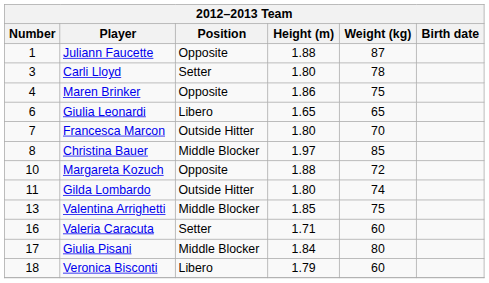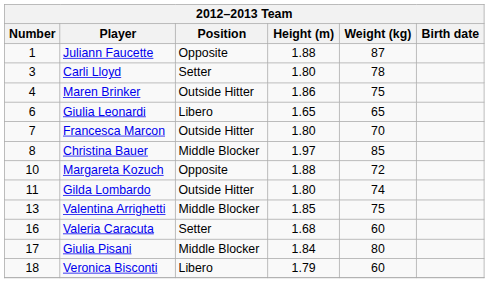(203, 92) Opposite -> (216, 92) Outside Hitter
(304, 229) 1.71 -> (304, 229) 1.68
